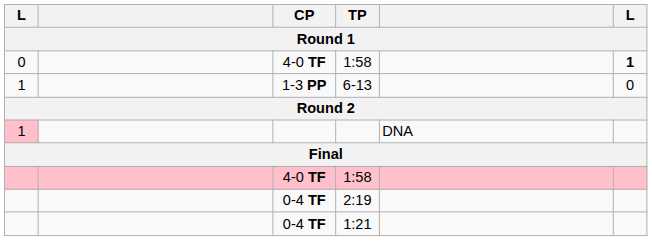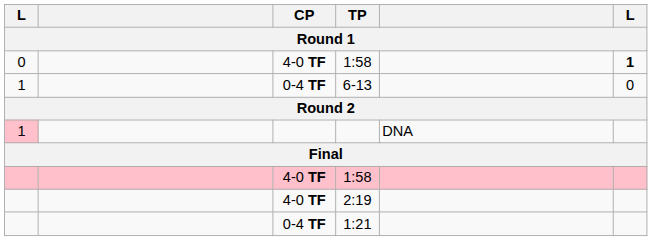(304, 85) 1-3 PP -> (304, 85) 0-4 TF
(304, 200) 0-4 TF -> (304, 200) 4-0 TF
